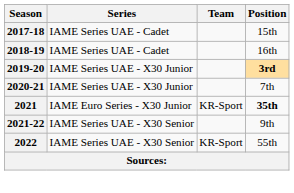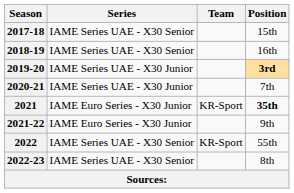(109, 31) IAME Series UAE - Cadet -> (122, 31) IAME Series UAE - X30 Senior
(109, 50) IAME Series UAE - Cadet -> (122, 50) IAME Series UAE - X30 Senior
(122, 123) IAME Series UAE - X30 Senior -> (121, 123) IAME Euro Series - X30 Junior
+ row: (26, 160)
